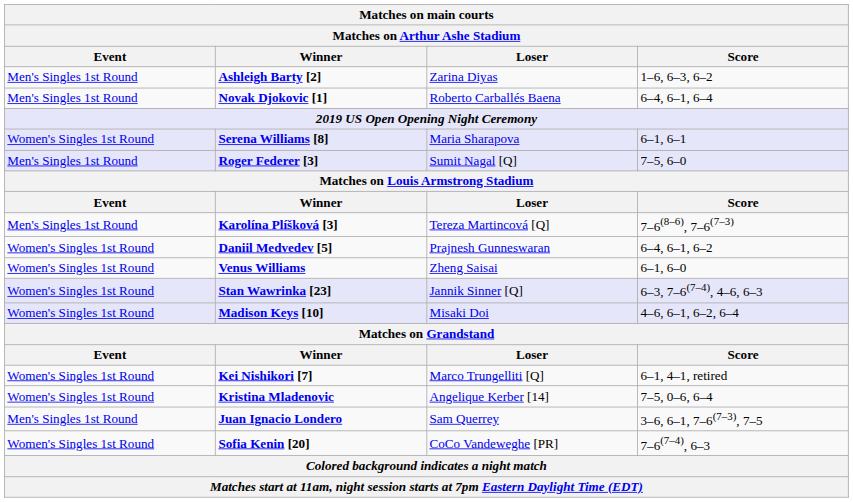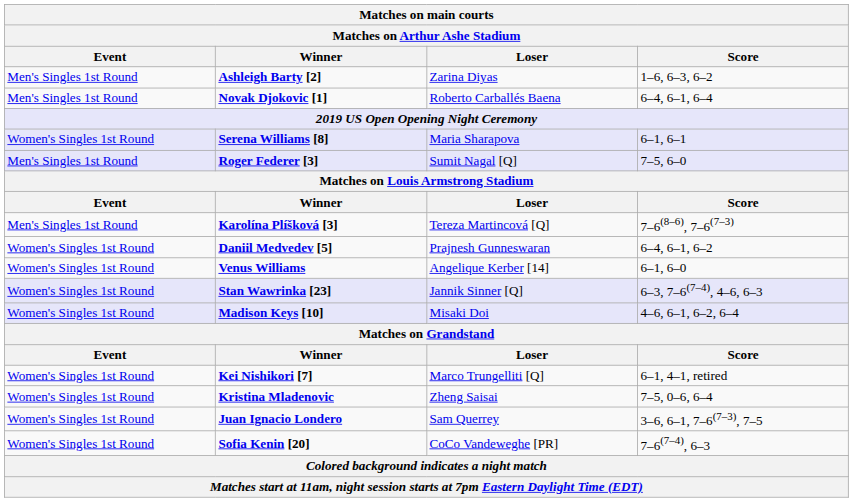(464, 268) Zheng Saisai -> (489, 268) Angelique Kerber [14]
(489, 396) Angelique Kerber [14] -> (464, 396) Zheng Saisai
(73, 419) Men's Singles 1st Round -> (81, 419) Women's Singles 1st Round
